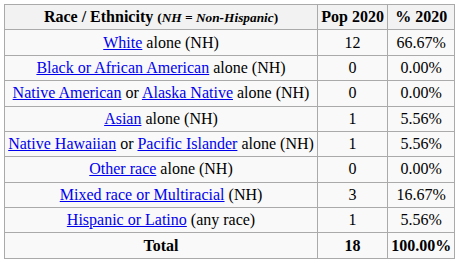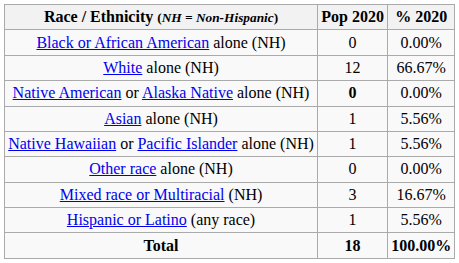rows swapped: (161, 42) <-> (161, 67)
(353, 93) normal -> (353, 93) bold
